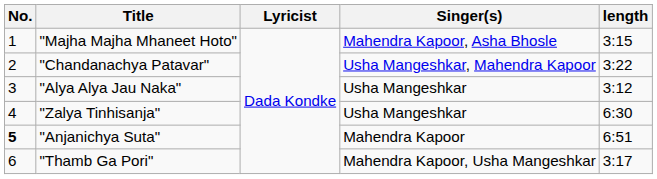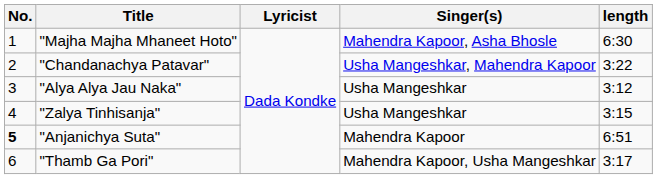(618, 40) 3:15 -> (618, 40) 6:30
(618, 112) 6:30 -> (618, 112) 3:15
